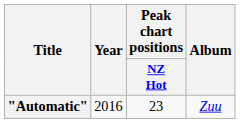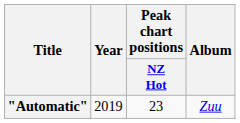(108, 106) 2016 -> (108, 106) 2019
